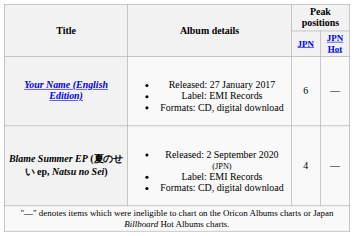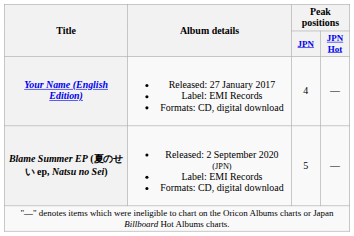(306, 91) 6 -> (306, 91) 4
(306, 165) 4 -> (306, 165) 5
